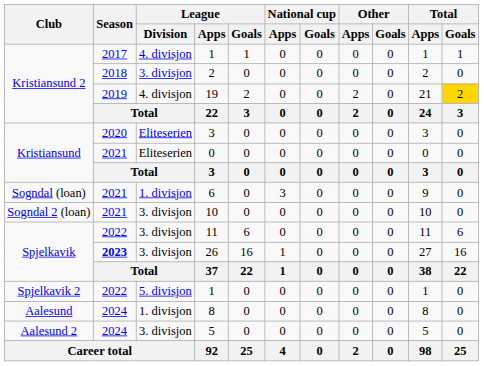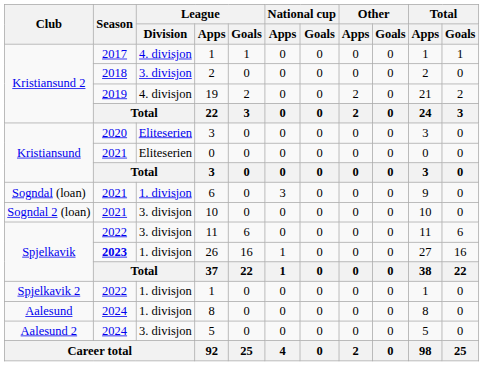(460, 93) gold background -> (460, 93) no background
(165, 251) 3. divisjon -> (165, 251) 1. divisjon
(165, 291) 5. divisjon -> (165, 291) 1. divisjon
